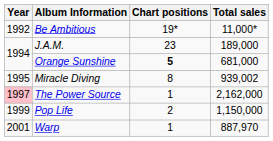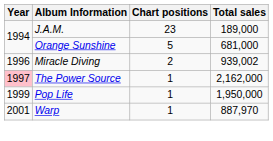- row: (65, 29)
(170, 62) bold -> (170, 45) normal
(18, 78) 1995 -> (18, 62) 1996
(170, 78) 8 -> (170, 62) 2
(170, 111) 2 -> (170, 95) 1
(239, 111) 1,150,000 -> (239, 95) 1,950,000
